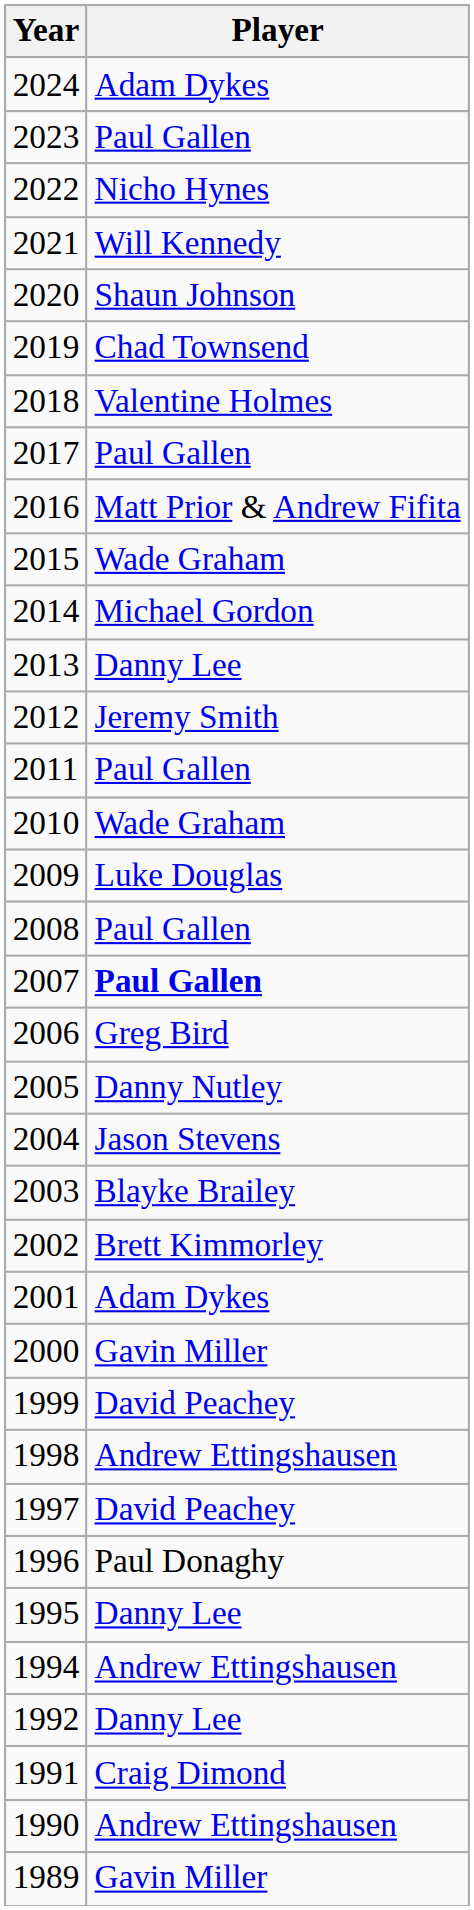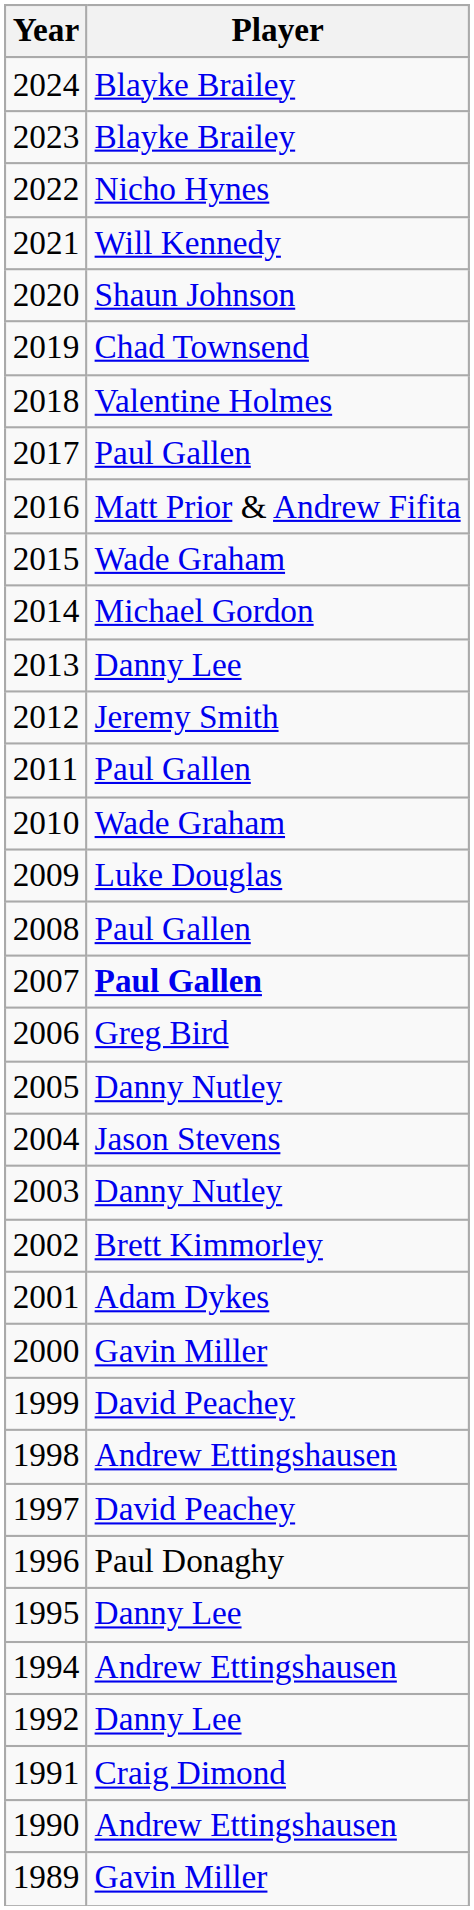(182, 83) Adam Dykes -> (195, 83) Blayke Brailey
(173, 136) Paul Gallen -> (195, 136) Blayke Brailey
(195, 1192) Blayke Brailey -> (188, 1192) Danny Nutley
